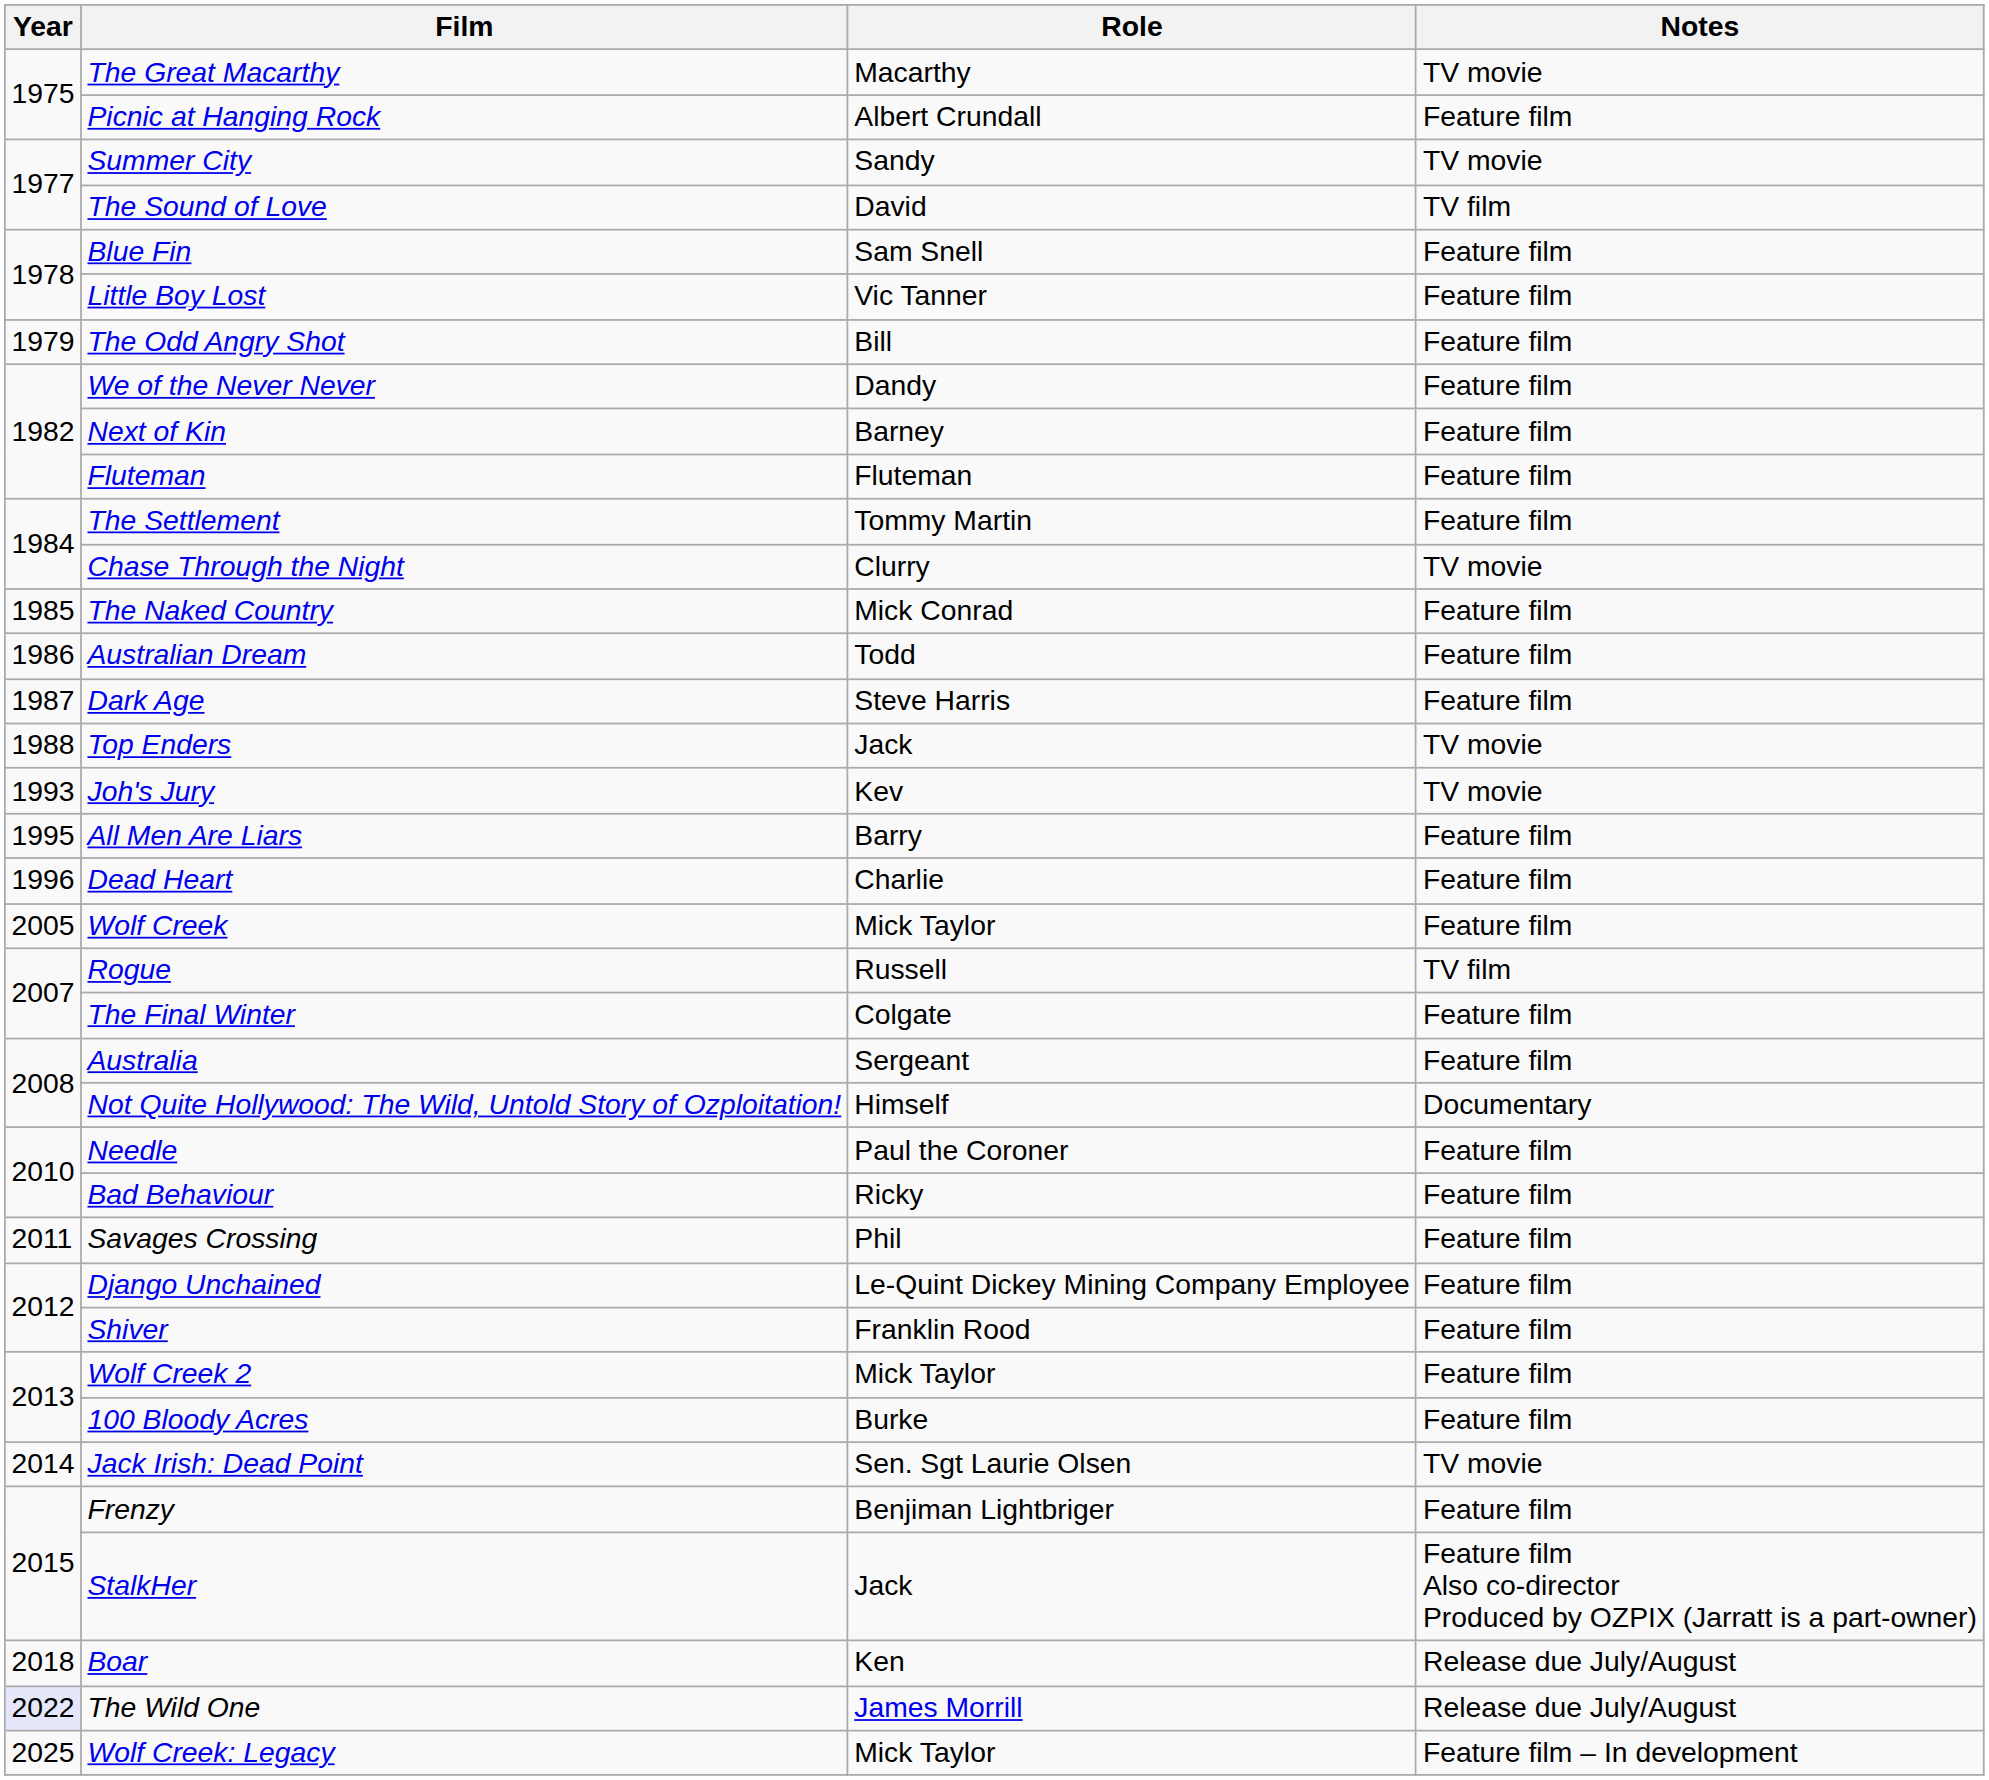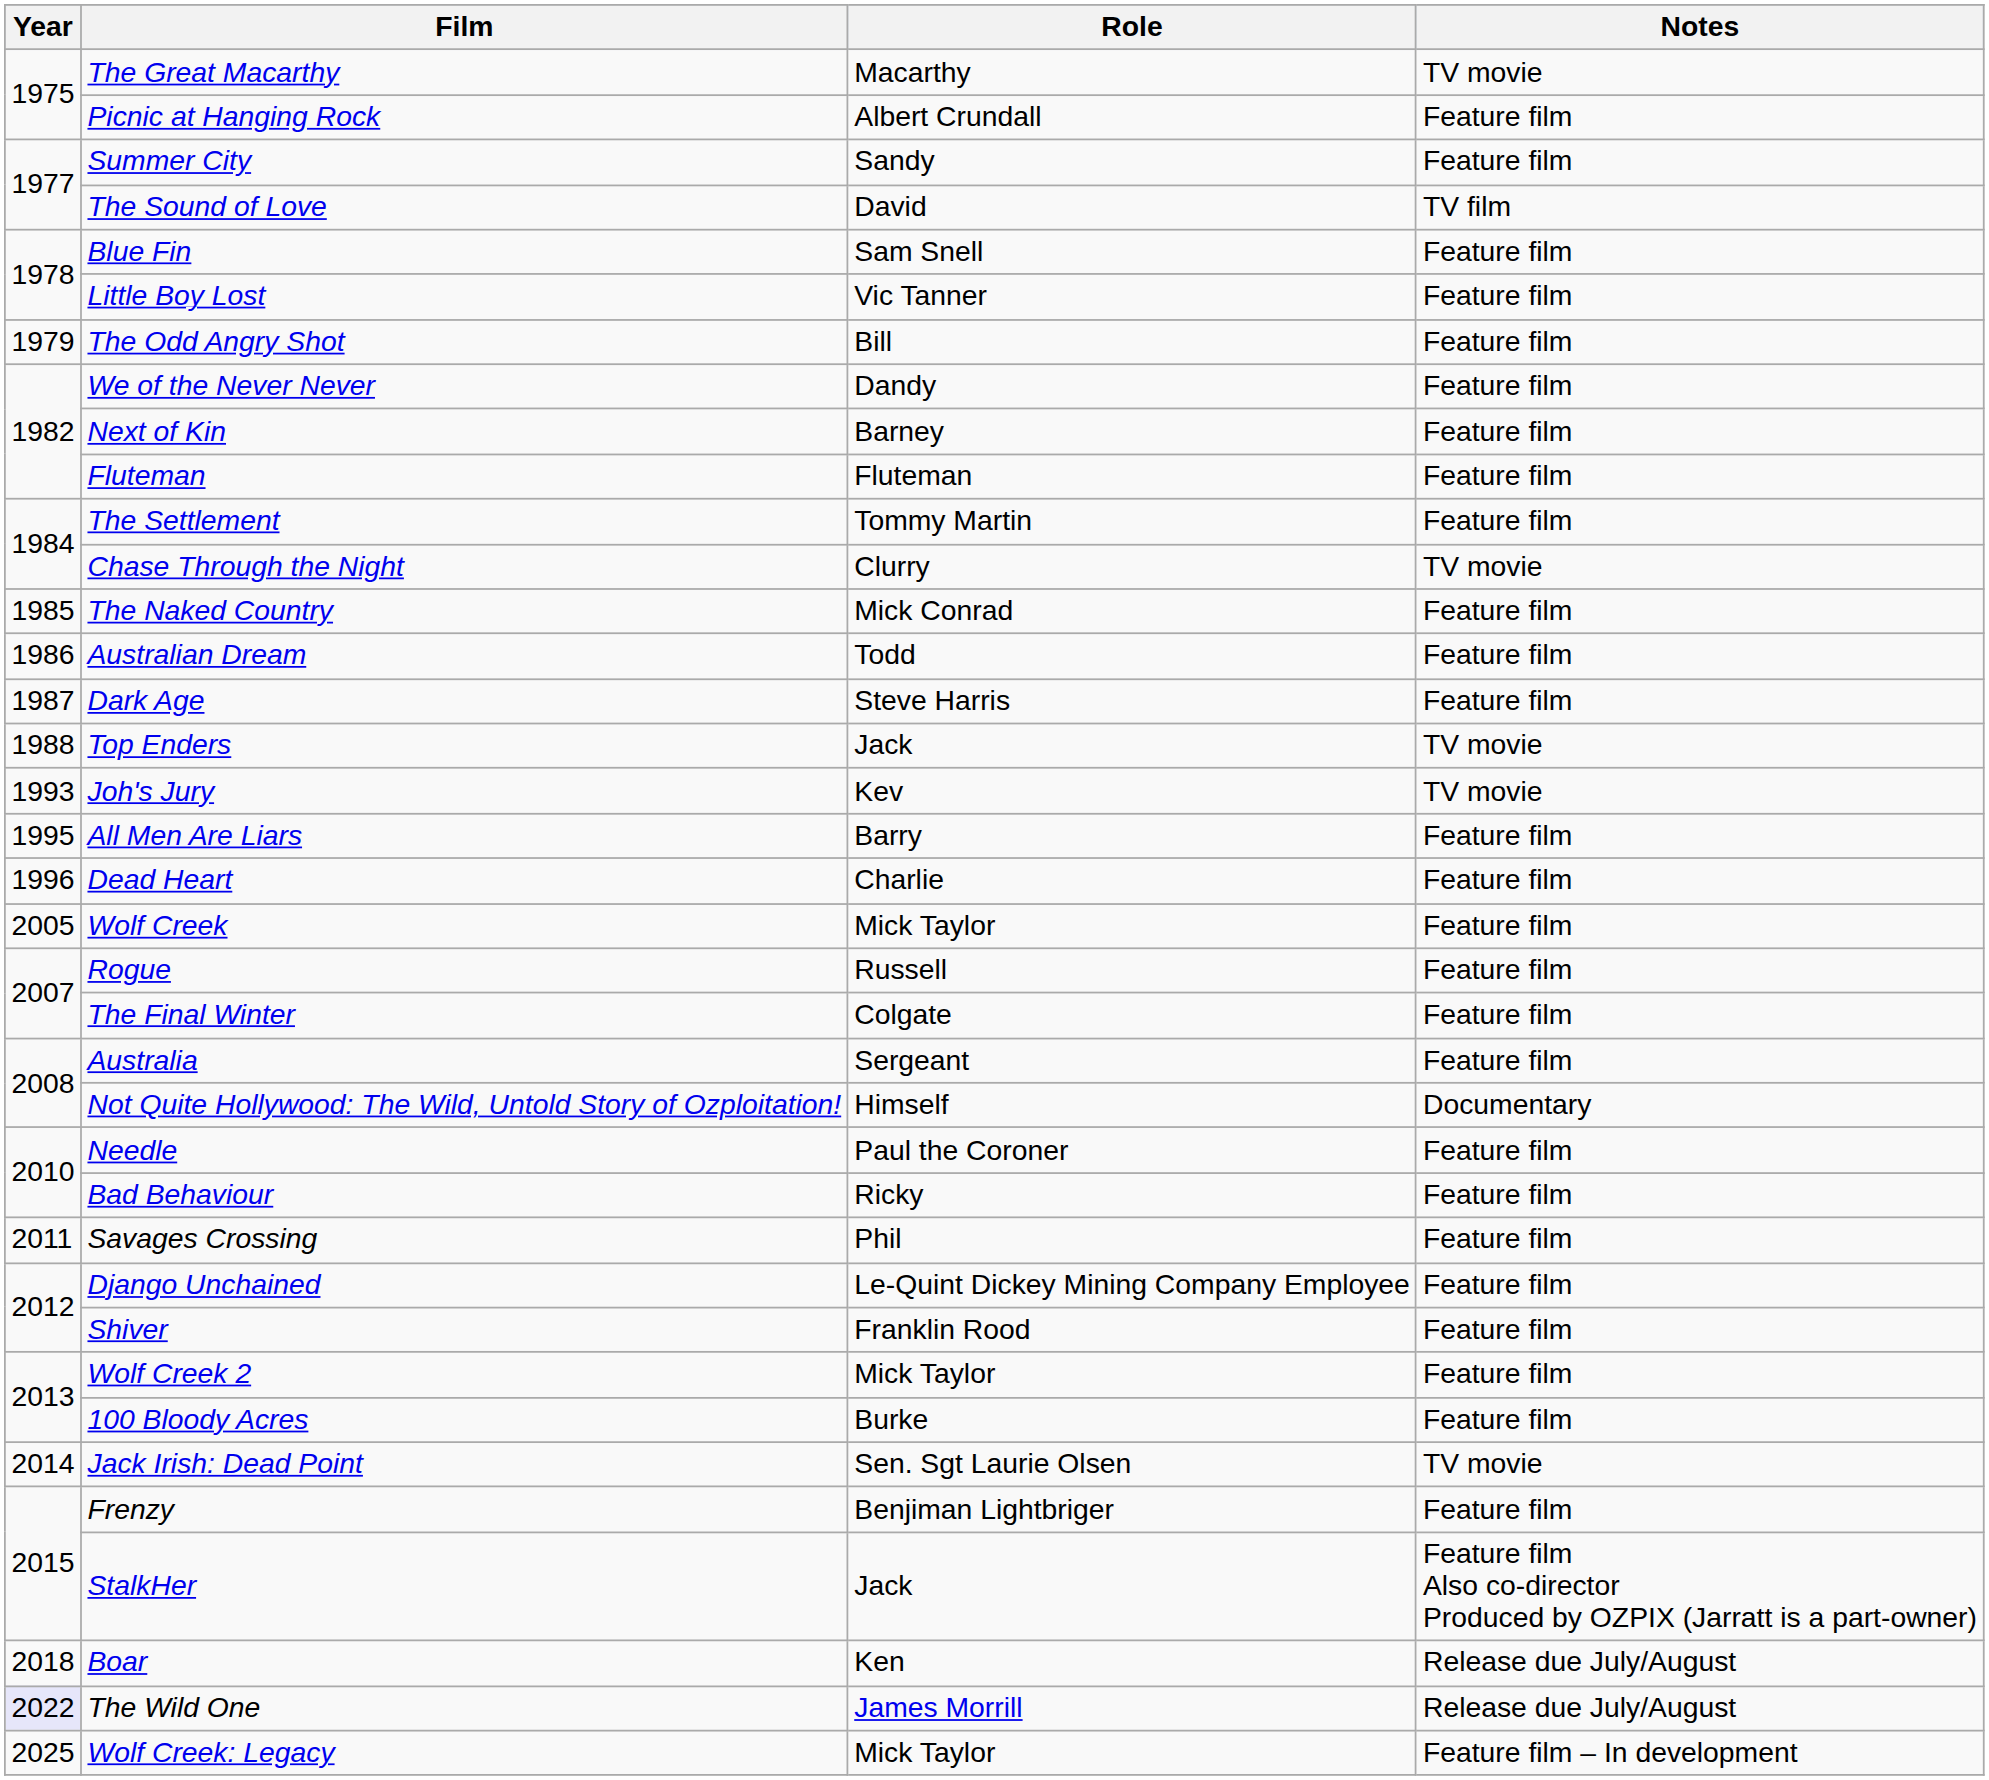(1483, 161) TV movie -> (1498, 161) Feature film
(1467, 970) TV film -> (1498, 970) Feature film
